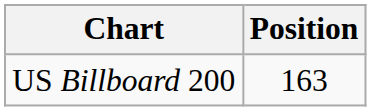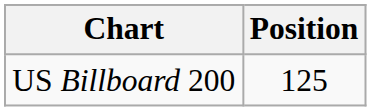(304, 79) 163 -> (304, 79) 125
